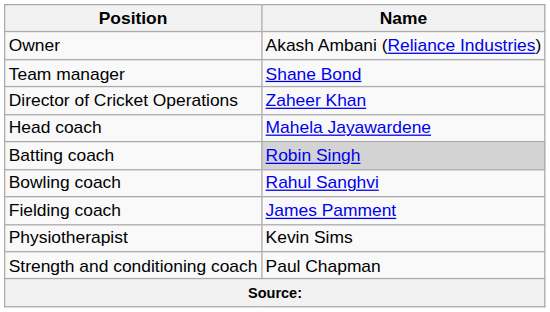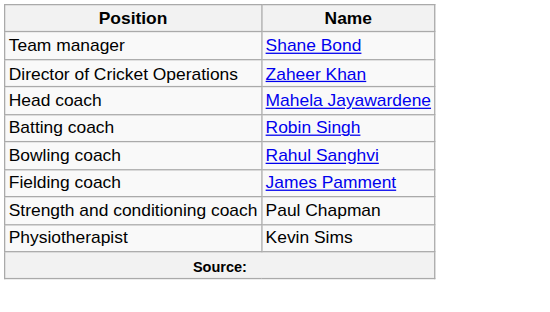- row: (34, 45)
(313, 155) lightgrey background -> (313, 128) no background
rows swapped: (68, 237) <-> (133, 265)
